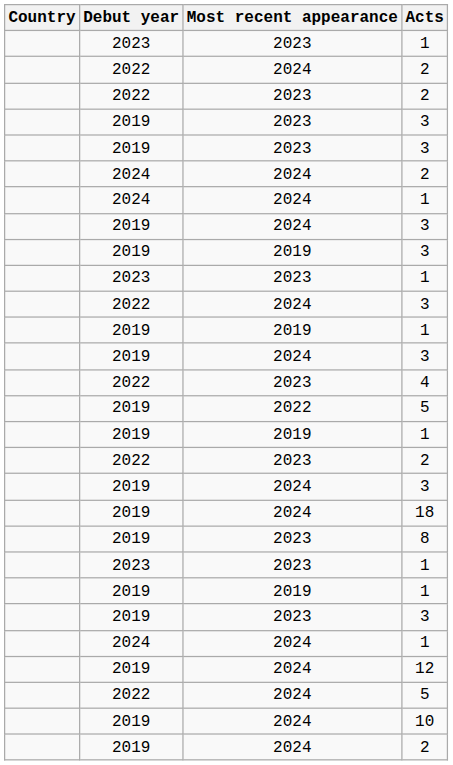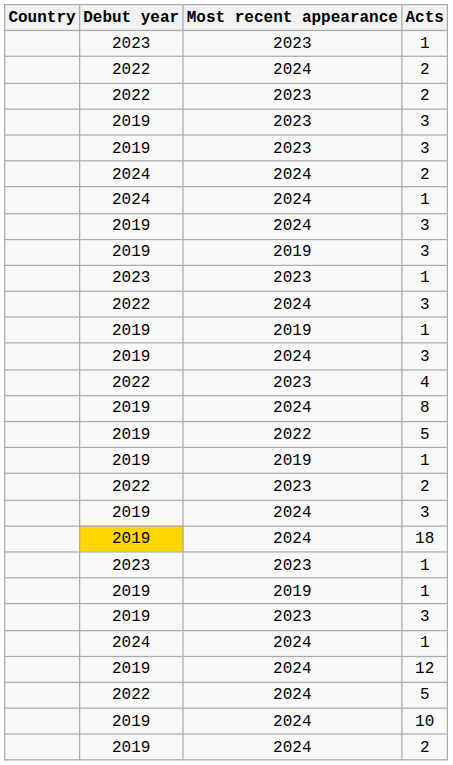+ row: (292, 409)
(131, 513) no background -> (131, 539) gold background
- row: (292, 539)
